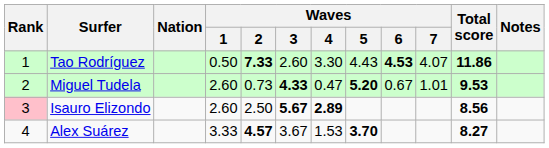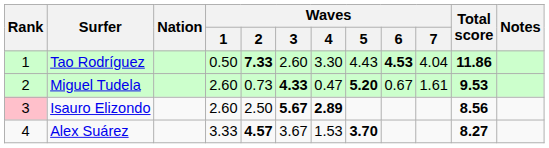(434, 62) 4.07 -> (434, 62) 4.04
(434, 85) 1.01 -> (434, 85) 1.61
